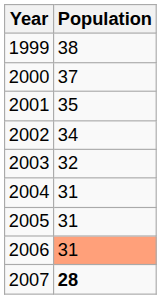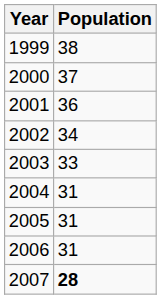(68, 105) 35 -> (68, 105) 36
(68, 163) 32 -> (68, 163) 33
(68, 250) lightsalmon background -> (68, 250) no background
